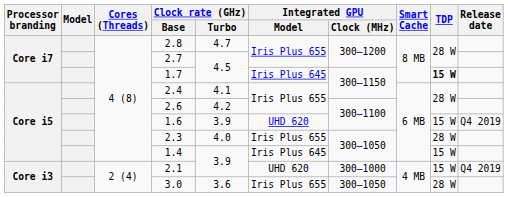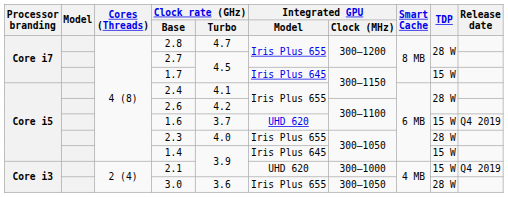(444, 75) bold -> (444, 75) normal
(222, 122) 3.9 -> (222, 122) 3.7
